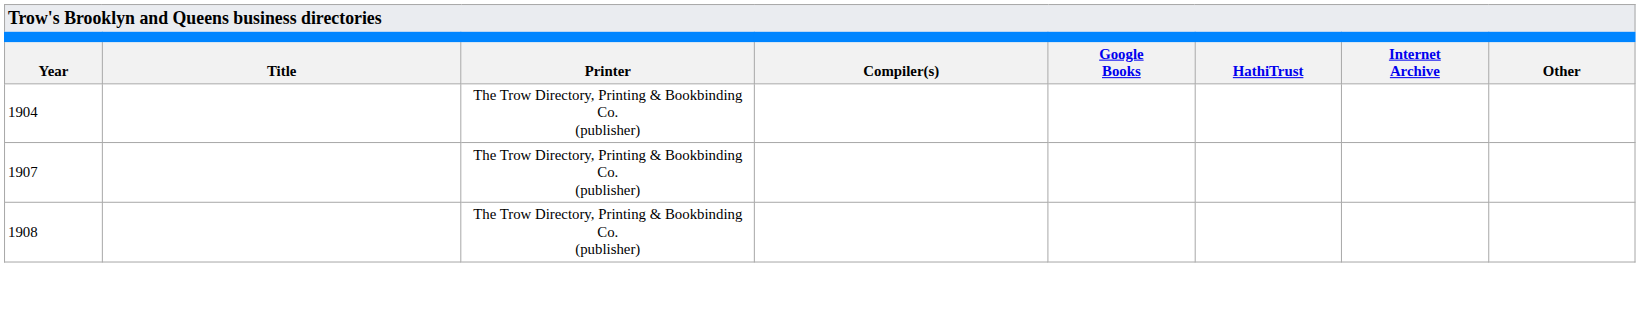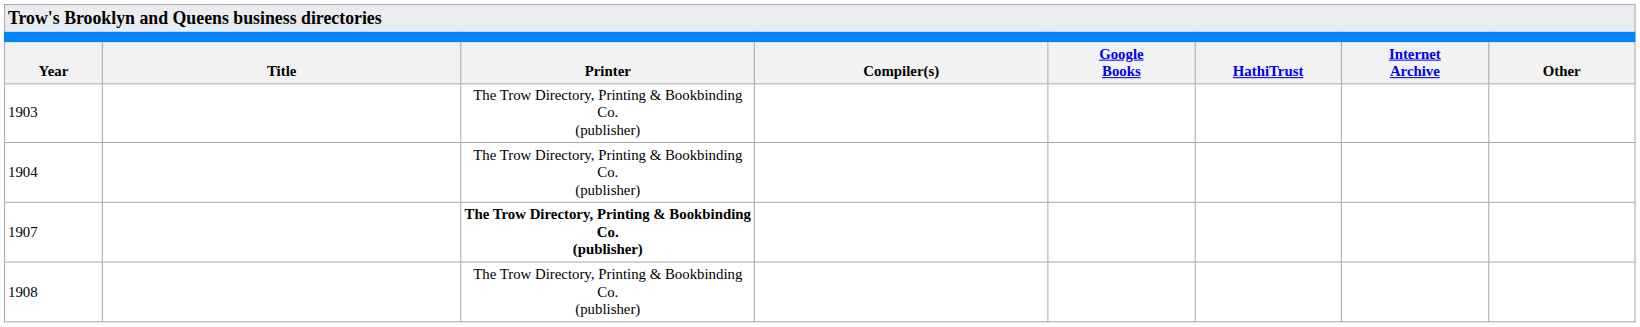+ row: (23, 113)
(608, 172) normal -> (608, 232) bold
